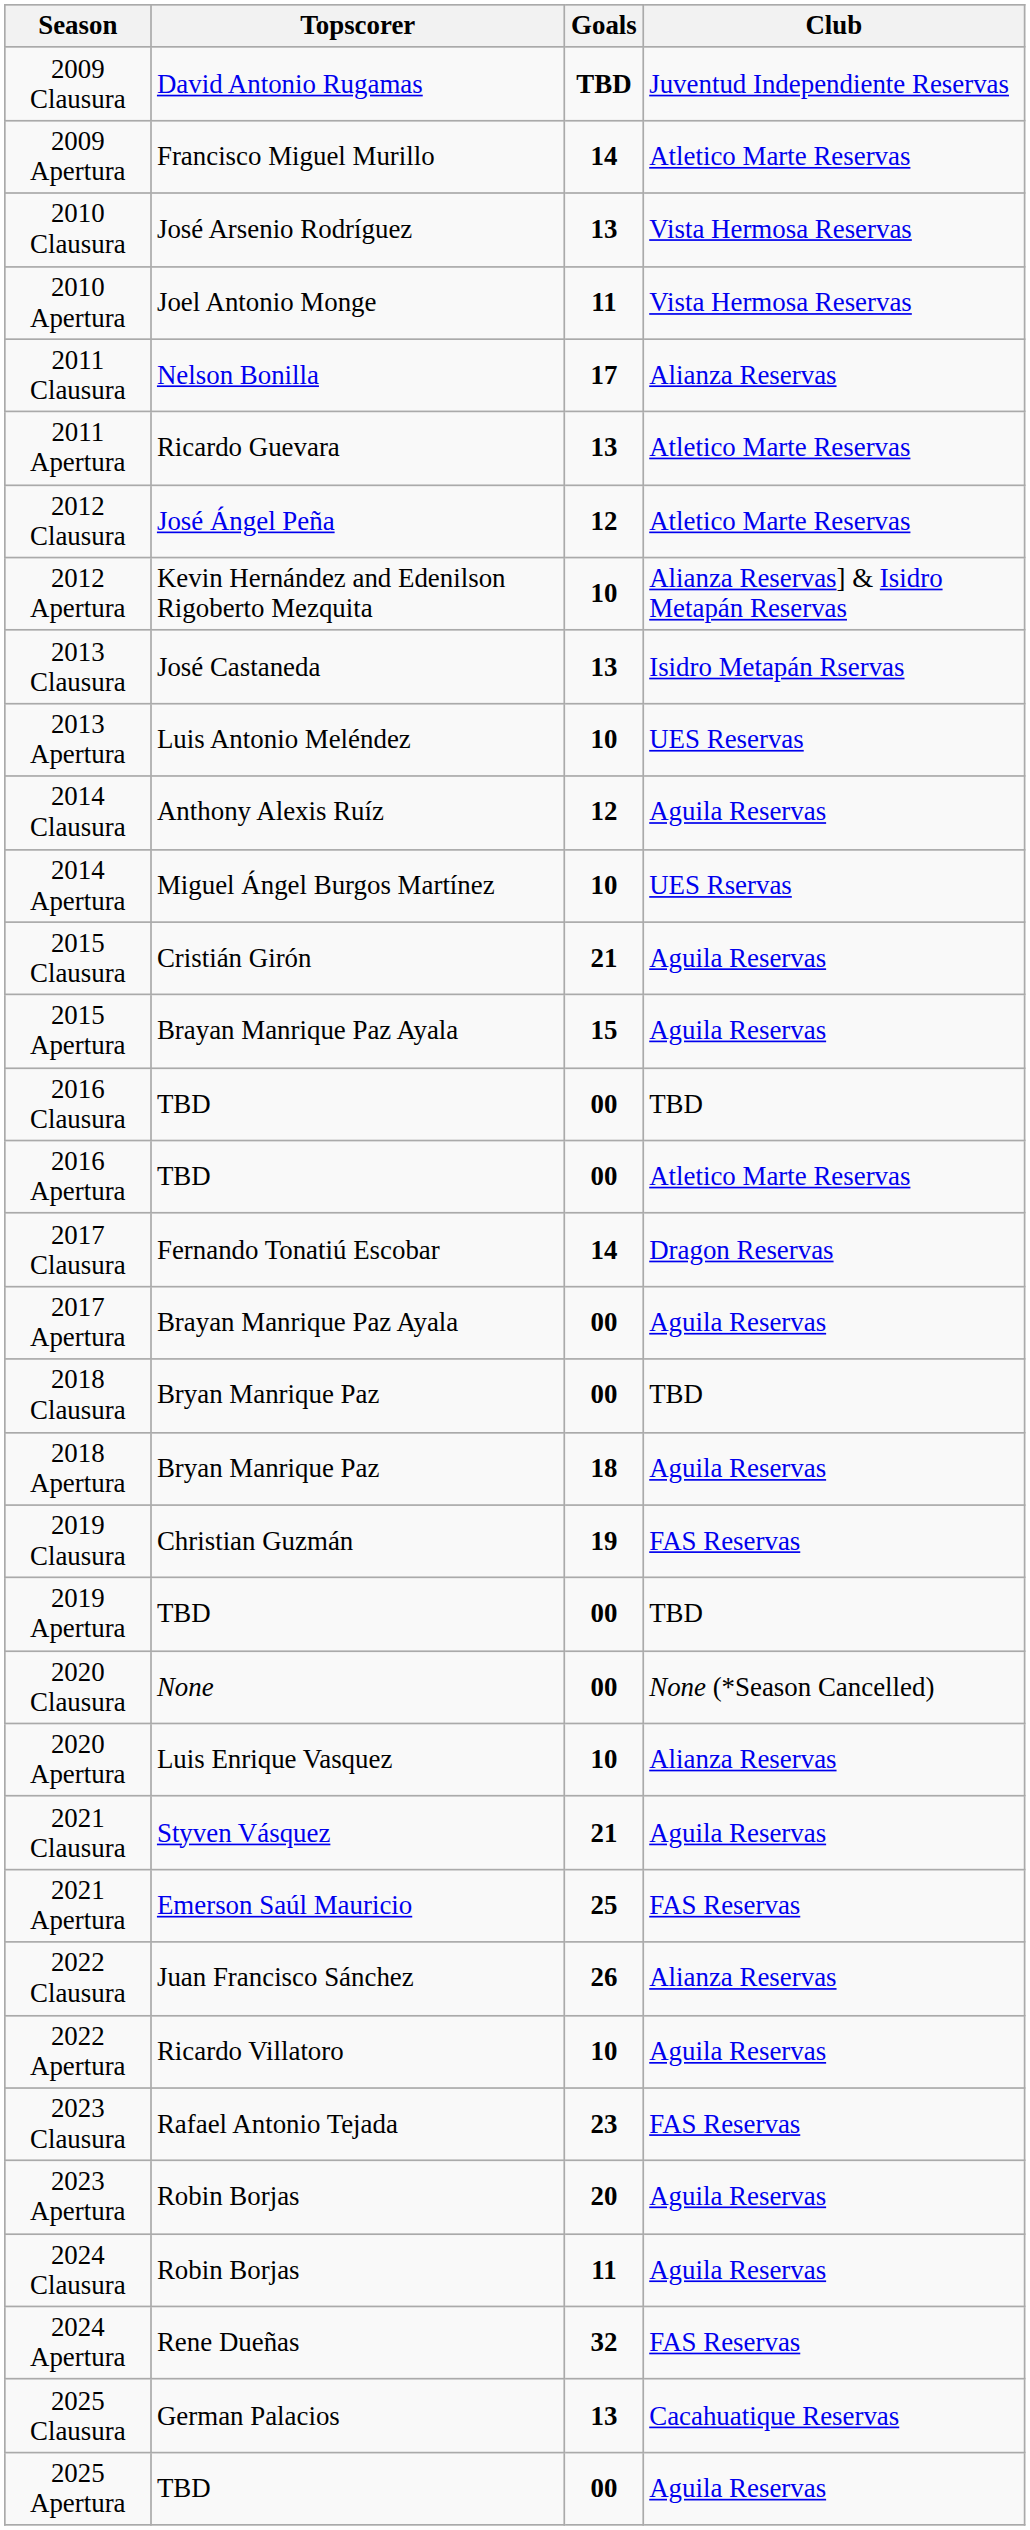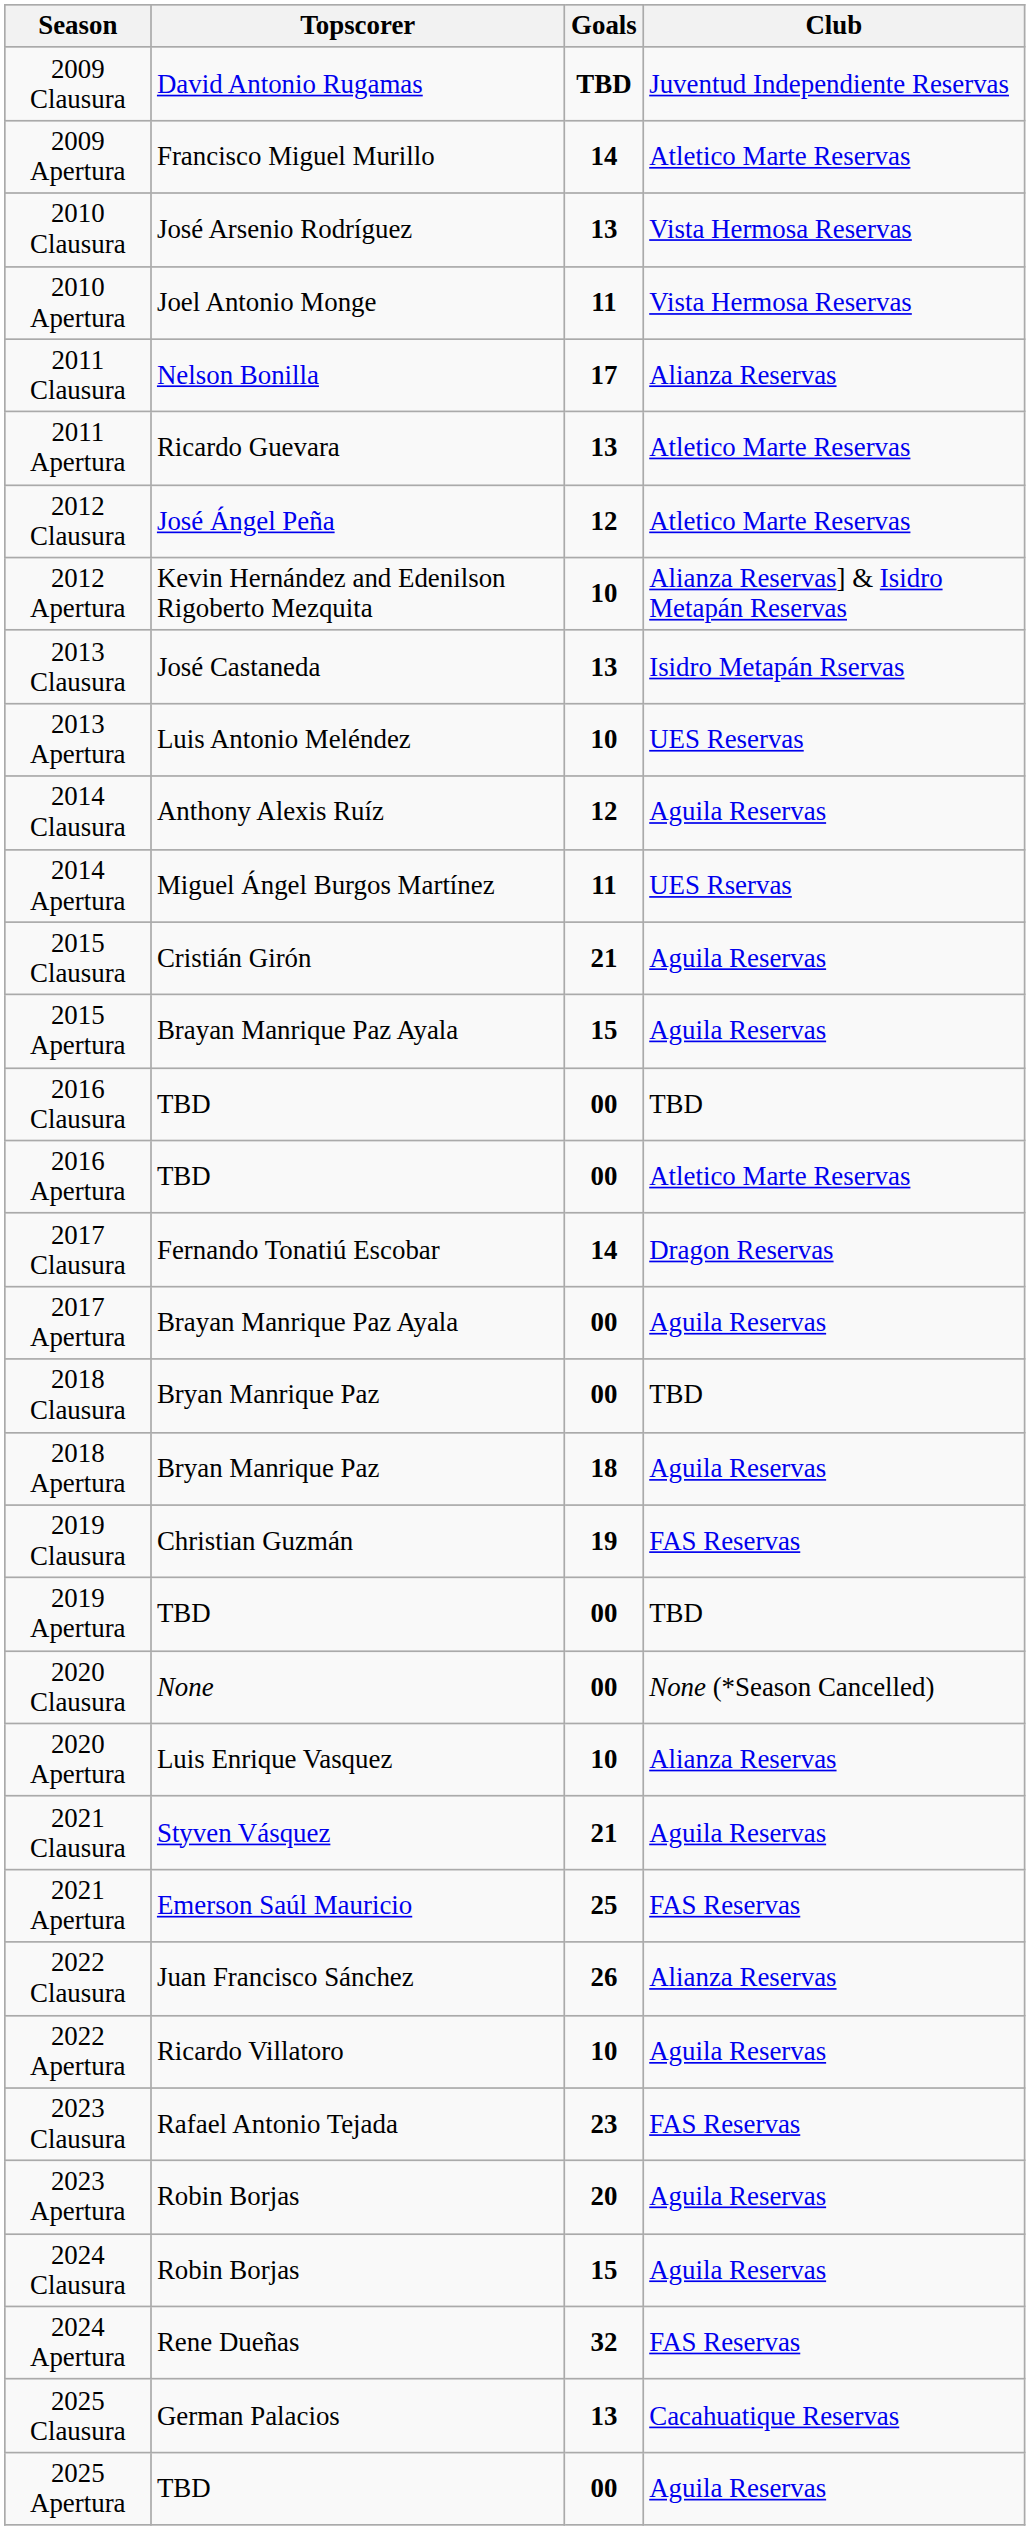(604, 885) 10 -> (604, 885) 11
(604, 2269) 11 -> (604, 2269) 15
